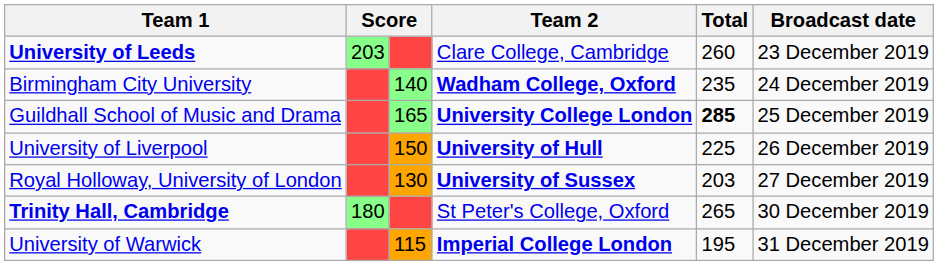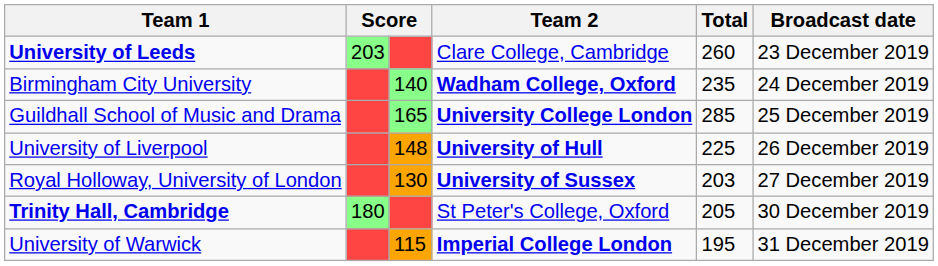(718, 116) bold -> (718, 116) normal
(411, 148) 150 -> (411, 148) 148
(718, 212) 265 -> (718, 212) 205
